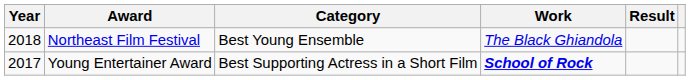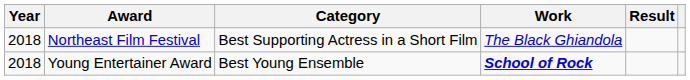(291, 39) Best Young Ensemble -> (348, 39) Best Supporting Actress in a Short Film
(24, 63) 2017 -> (24, 63) 2018
(348, 63) Best Supporting Actress in a Short Film -> (291, 63) Best Young Ensemble
